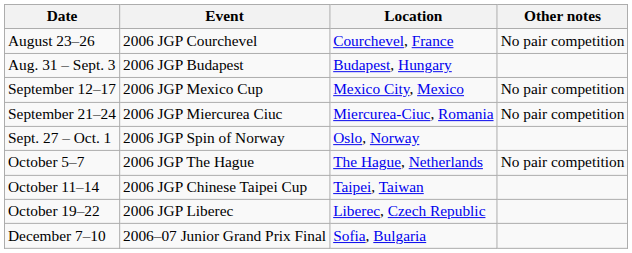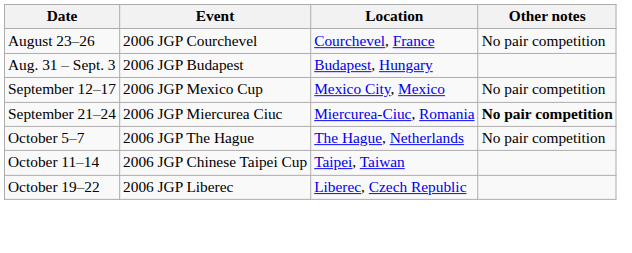(562, 114) normal -> (547, 114) bold
- row: (60, 138)
- row: (57, 235)
